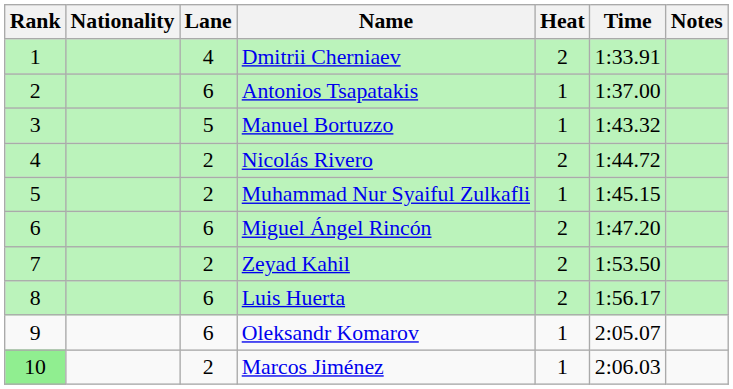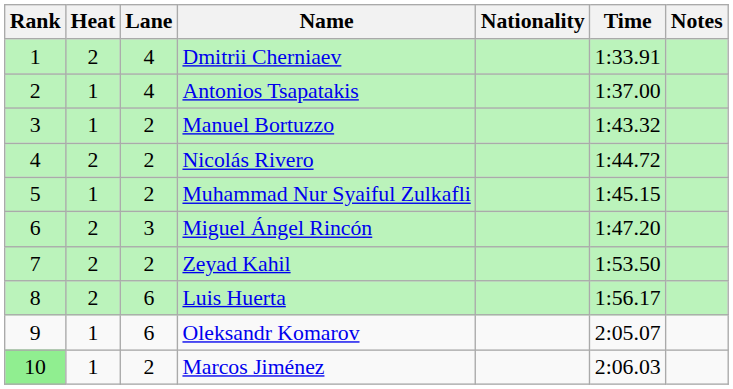columns swapped: (562, 21) <-> (123, 21)
(208, 90) 6 -> (149, 90) 4
(208, 125) 5 -> (149, 125) 2
(208, 228) 6 -> (149, 228) 3
